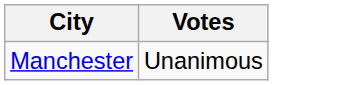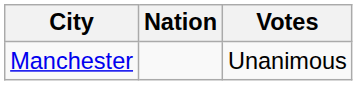+ column: (180, 23)
